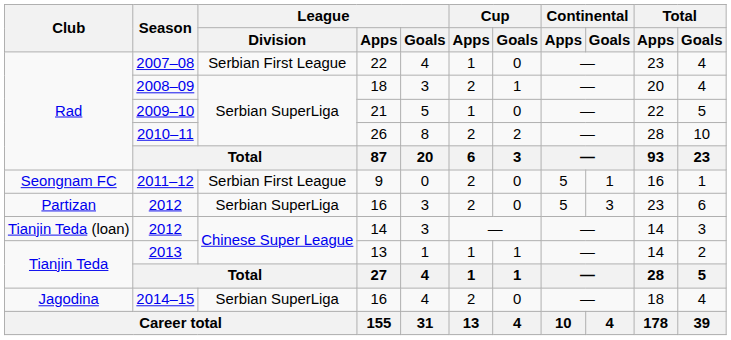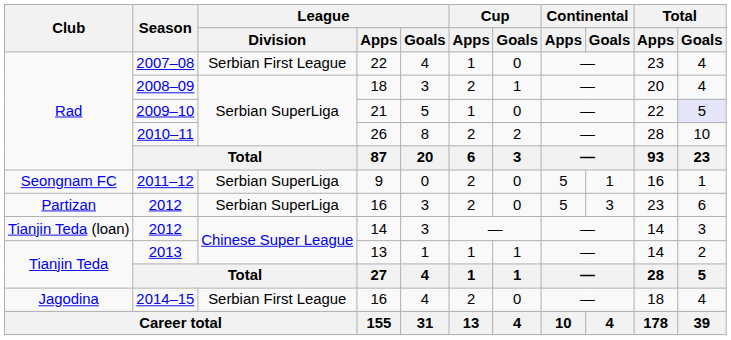(702, 110) no background -> (702, 110) lavender background
(277, 181) Serbian First League -> (277, 181) Serbian SuperLiga
(277, 299) Serbian SuperLiga -> (277, 299) Serbian First League
